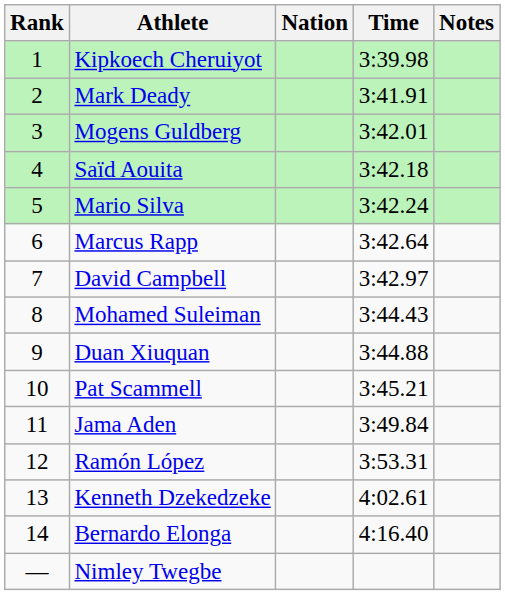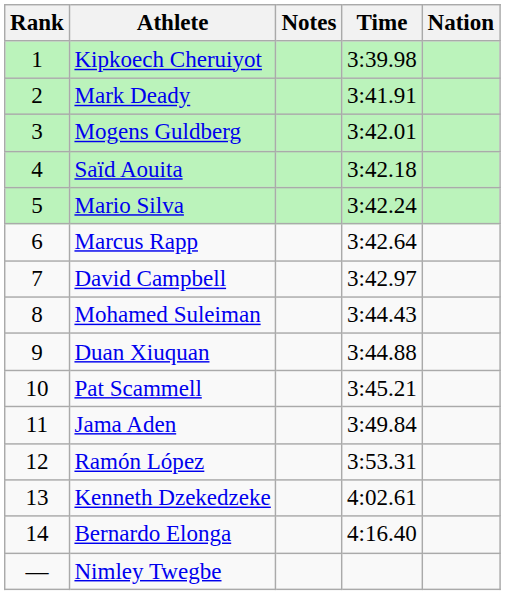columns swapped: (315, 22) <-> (467, 22)
